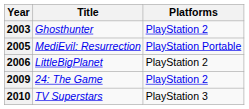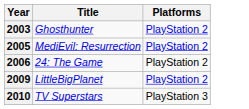(193, 46) PlayStation Portable -> (177, 46) PlayStation 2
(69, 63) LittleBigPlanet -> (69, 63) 24: The Game
(69, 79) 24: The Game -> (69, 79) LittleBigPlanet
